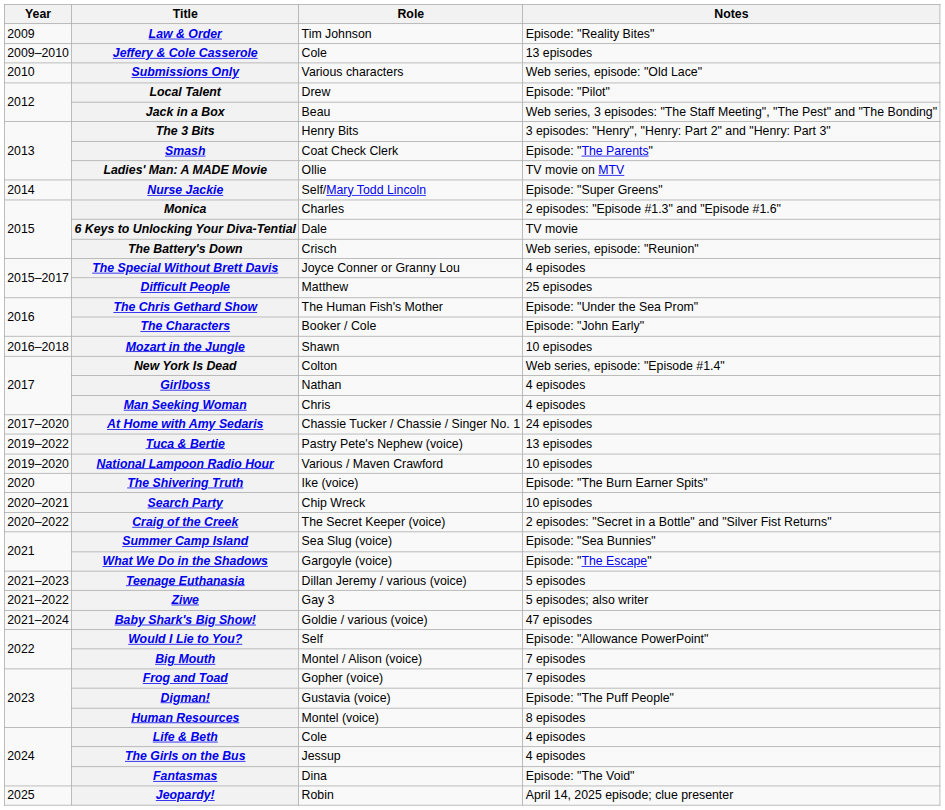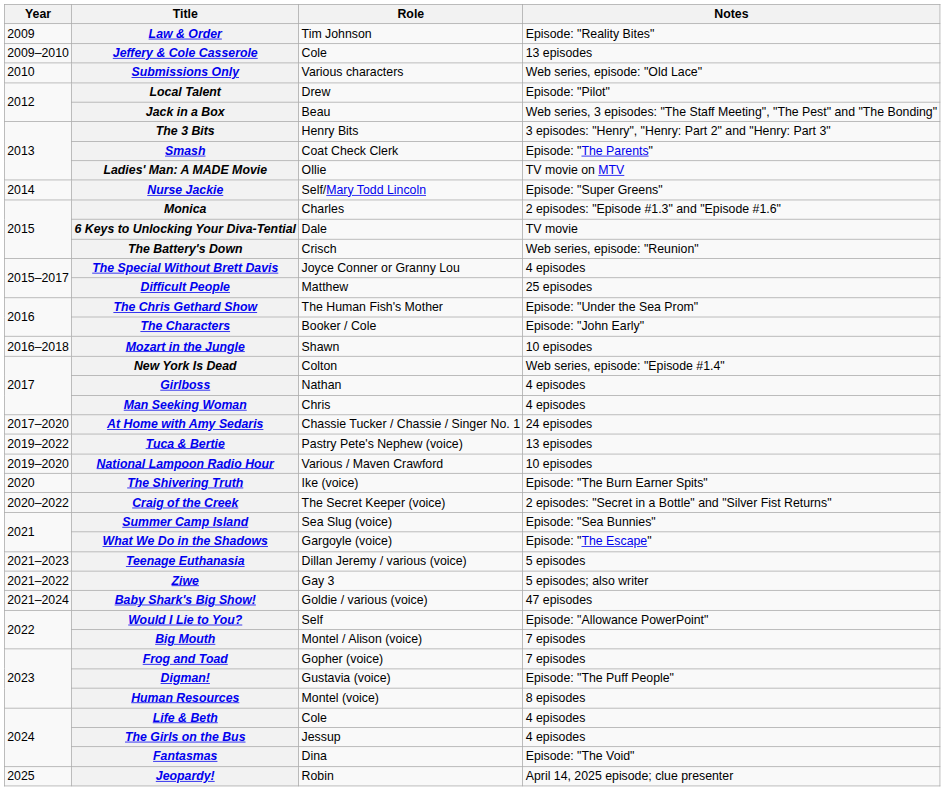- row: (185, 502)
